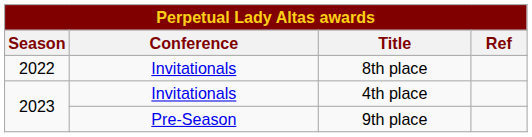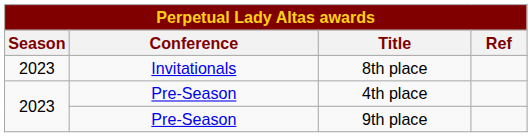(37, 68) 2022 -> (37, 68) 2023
(194, 94) Invitationals -> (194, 94) Pre-Season
